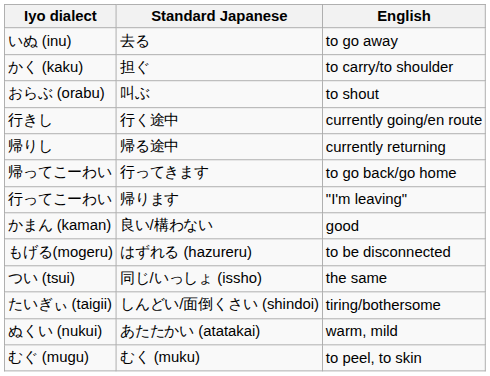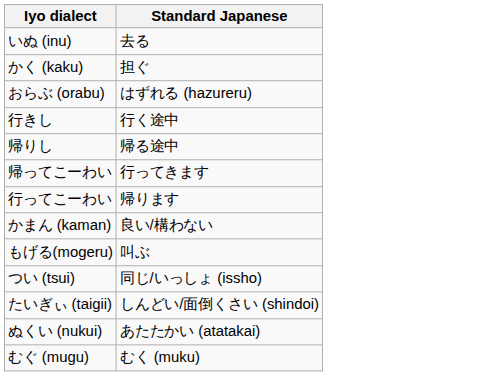- column: (404, 16)
(135, 93) 叫ぶ -> (186, 93) はずれる (hazureru)
(186, 251) はずれる (hazureru) -> (135, 251) 叫ぶ
